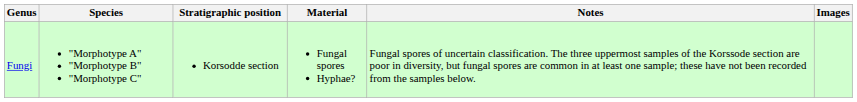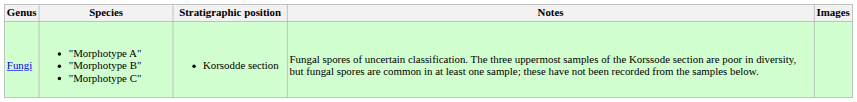- column: (327, 13)
